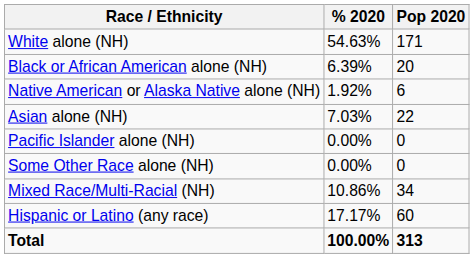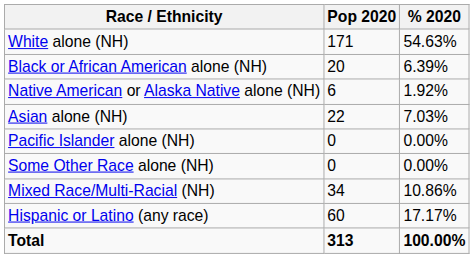columns swapped: (431, 16) <-> (358, 16)
